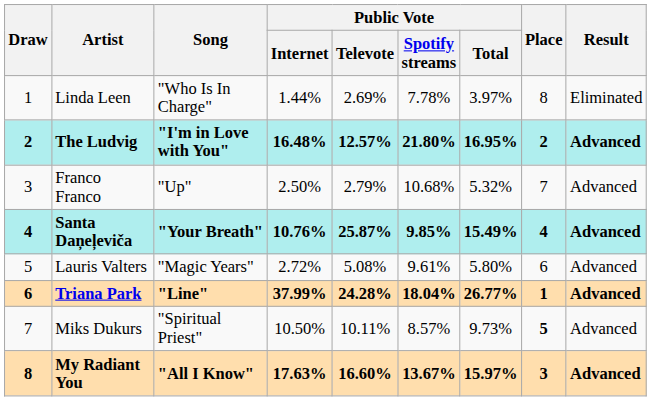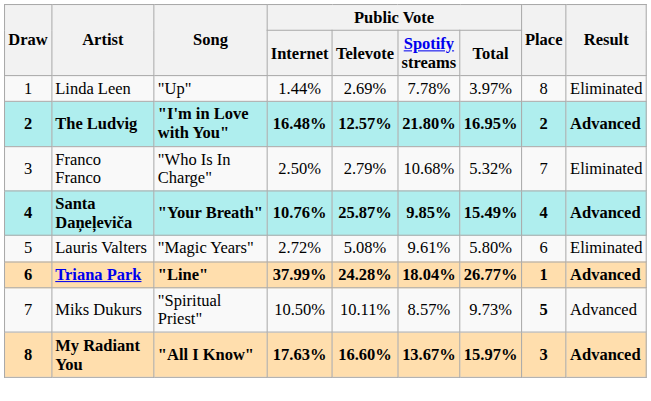(194, 97) "Who Is In Charge" -> (175, 88) "Up"
(175, 187) "Up" -> (194, 168) "Who Is In Charge"
(603, 187) Advanced -> (606, 168) Eliminated
(603, 267) Advanced -> (606, 248) Eliminated
